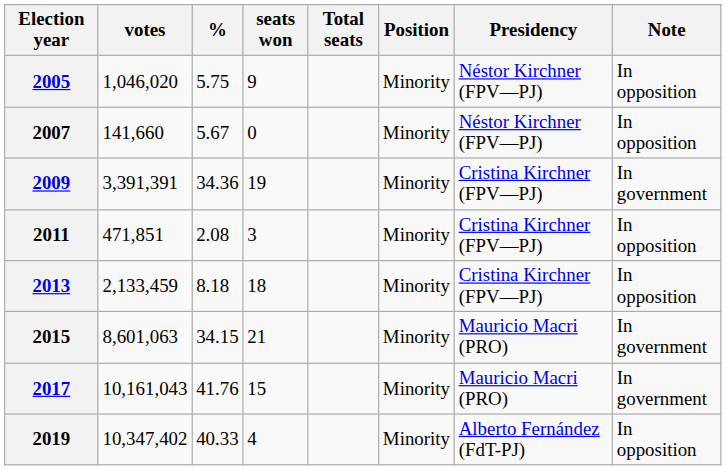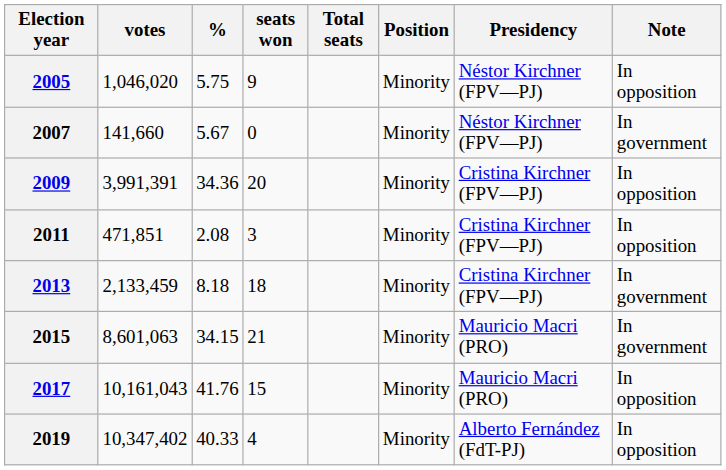(657, 132) In opposition -> (662, 132) In government
(140, 183) 3,391,391 -> (140, 183) 3,991,391
(257, 183) 19 -> (257, 183) 20
(662, 183) In government -> (657, 183) In opposition
(657, 286) In opposition -> (662, 286) In government
(662, 388) In government -> (657, 388) In opposition
